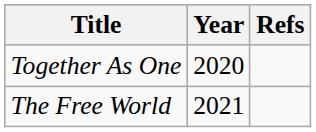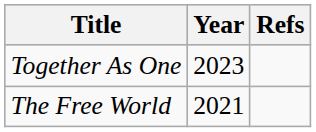(219, 65) 2020 -> (219, 65) 2023
